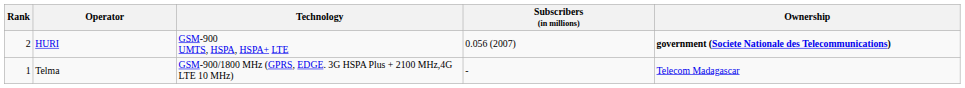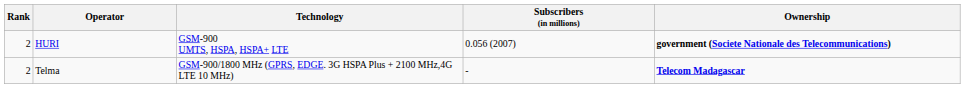(28, 70) 1 -> (28, 70) 2
(698, 70) normal -> (701, 70) bold
